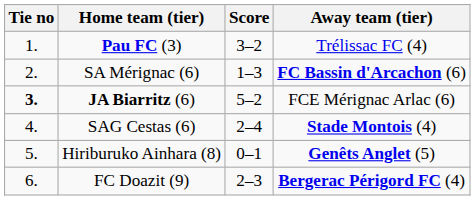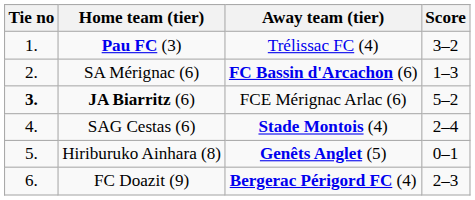columns swapped: (249, 18) <-> (372, 18)
